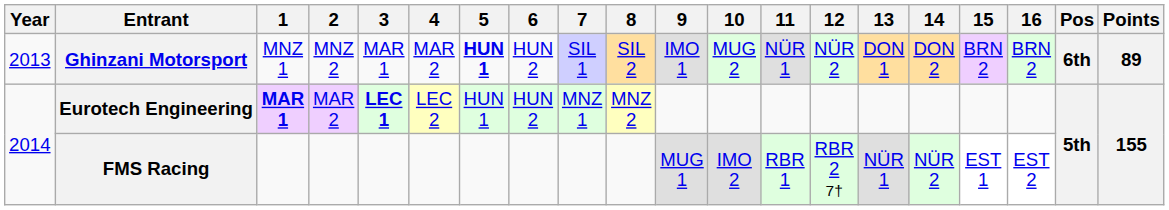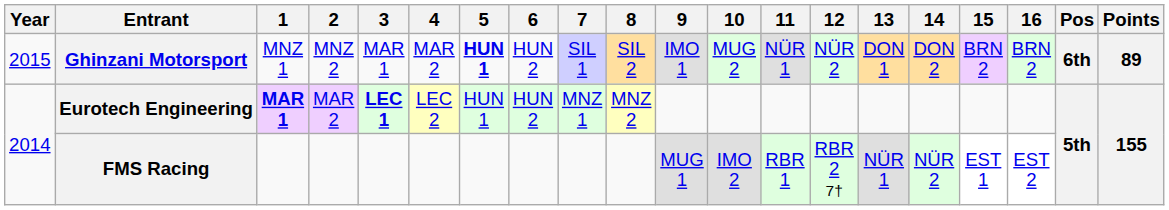(30, 59) 2013 -> (30, 59) 2015
